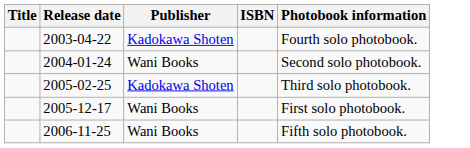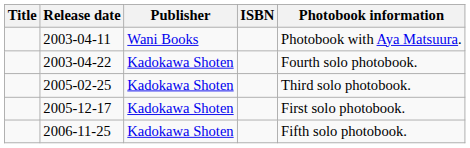+ row: (77, 39)
- row: (77, 62)
(163, 108) Wani Books -> (180, 108) Kadokawa Shoten
(163, 131) Wani Books -> (180, 131) Kadokawa Shoten
